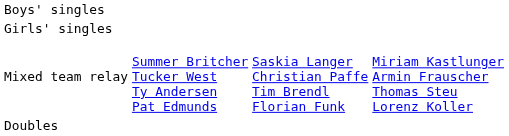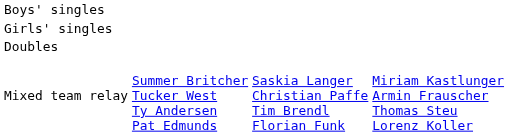rows swapped: (31, 125) <-> (66, 77)
